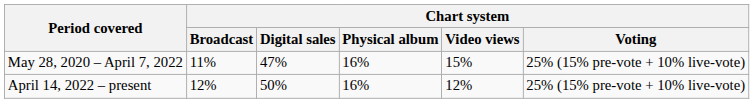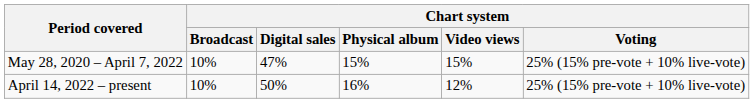(203, 62) 11% -> (203, 62) 10%
(356, 62) 16% -> (356, 62) 15%
(203, 86) 12% -> (203, 86) 10%
